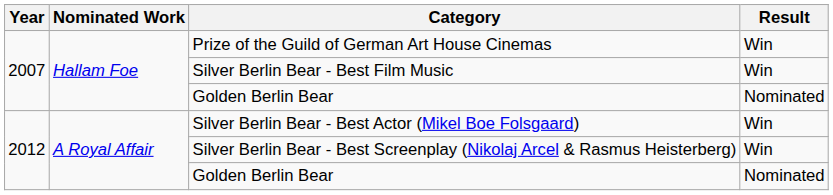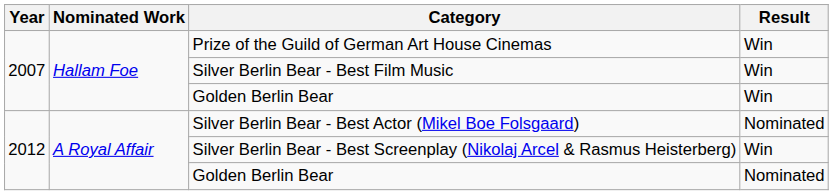(784, 96) Nominated -> (758, 96) Win
(758, 123) Win -> (784, 123) Nominated
